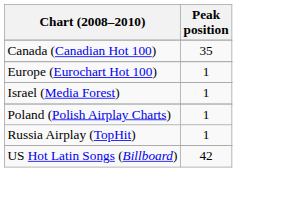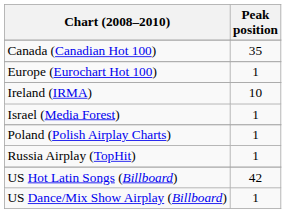+ row: (50, 93)
+ row: (117, 198)
